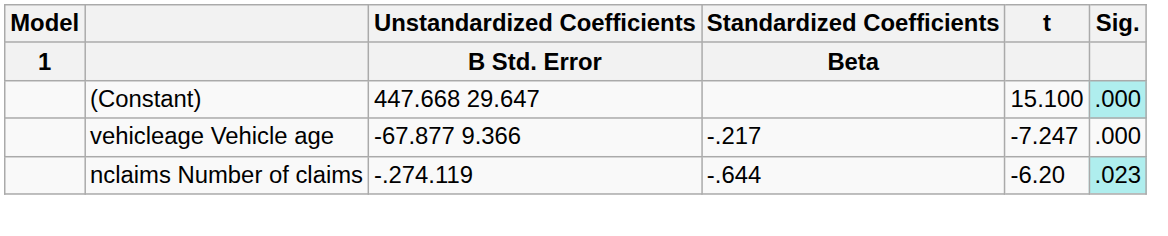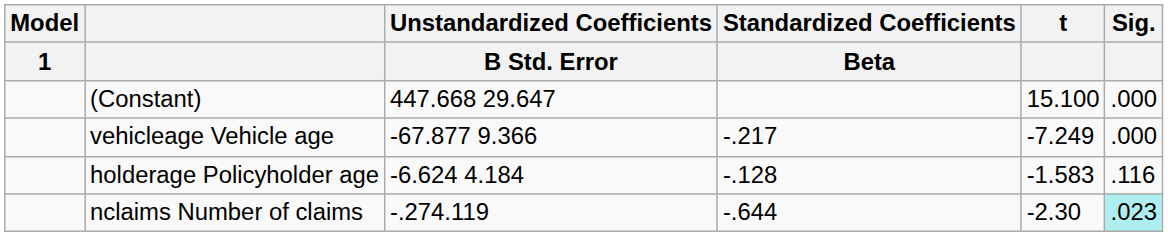(1118, 99) paleturquoise background -> (1134, 99) no background
(1044, 136) -7.247 -> (1060, 136) -7.249
+ row: (235, 174)
(1038, 174) -6.20 -> (1054, 212) -2.30
